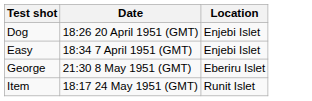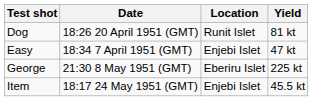+ column: (288, 13)
(232, 31) Enjebi Islet -> (229, 31) Runit Islet
(229, 86) Runit Islet -> (232, 86) Enjebi Islet
